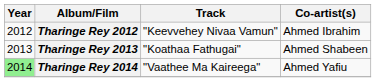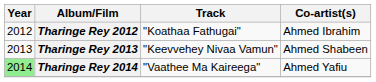(211, 31) "Keevvehey Nivaa Vamun" -> (192, 31) "Koathaa Fathugai"
(192, 49) "Koathaa Fathugai" -> (211, 49) "Keevvehey Nivaa Vamun"
